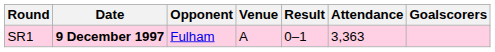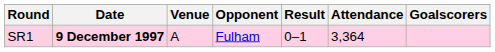columns swapped: (202, 15) <-> (259, 15)
(348, 36) 3,363 -> (348, 36) 3,364
